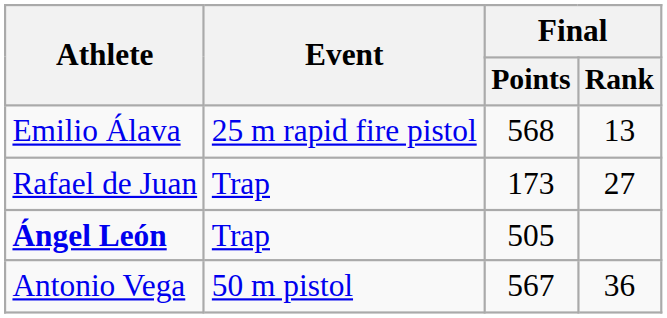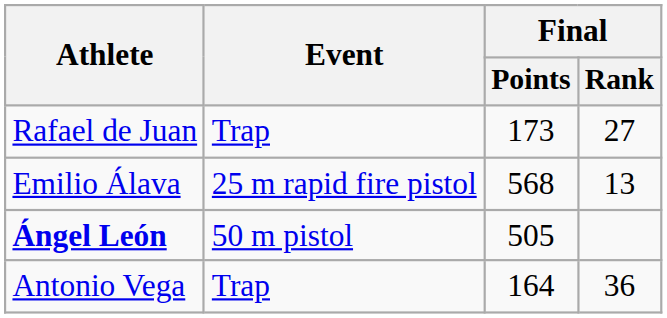rows swapped: (97, 131) <-> (105, 183)
(241, 235) Trap -> (282, 235) 50 m pistol
(282, 286) 50 m pistol -> (241, 286) Trap
(531, 286) 567 -> (531, 286) 164
